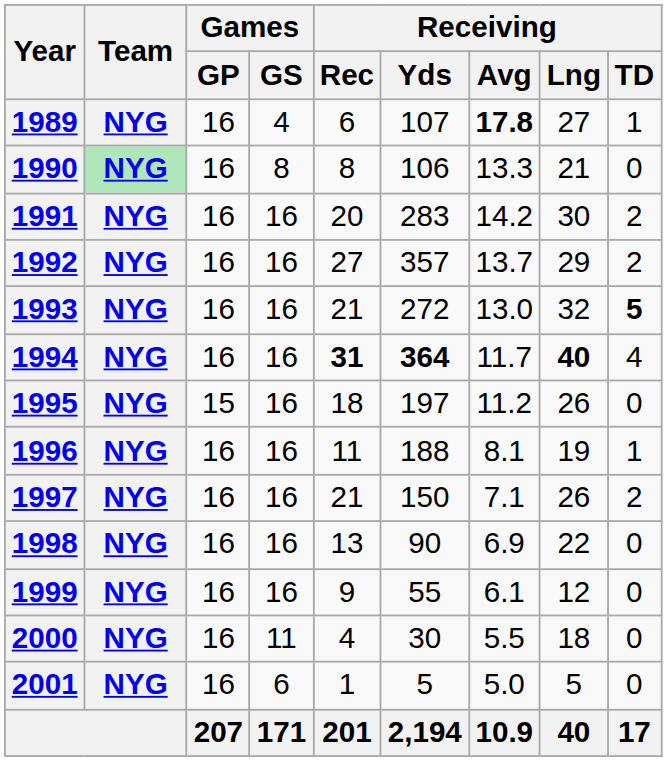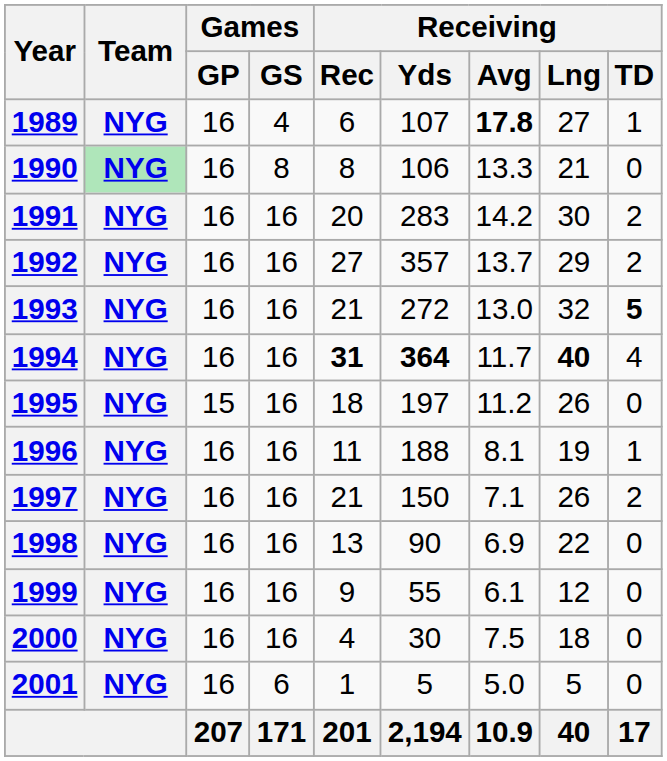(281, 638) 11 -> (281, 638) 16
(504, 638) 5.5 -> (504, 638) 7.5
